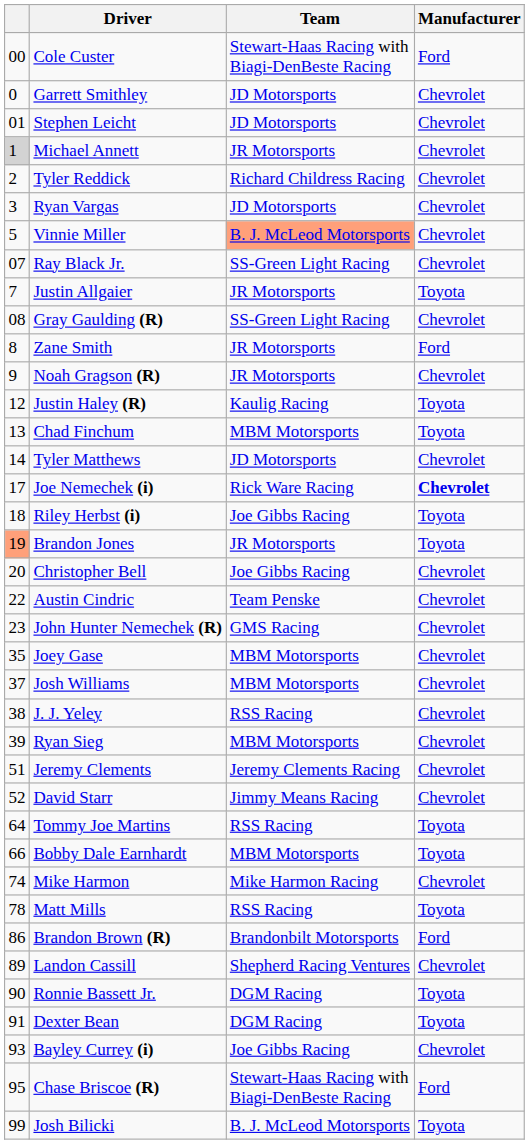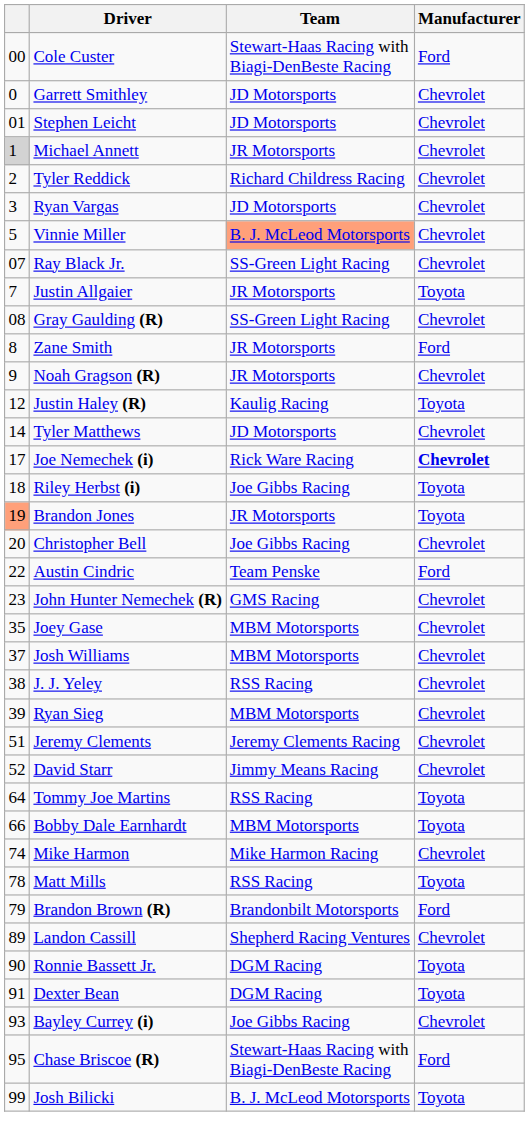- row: (84, 431)
(451, 600) Chevrolet -> (434, 572) Ford
(17, 937) 86 -> (17, 909) 79
